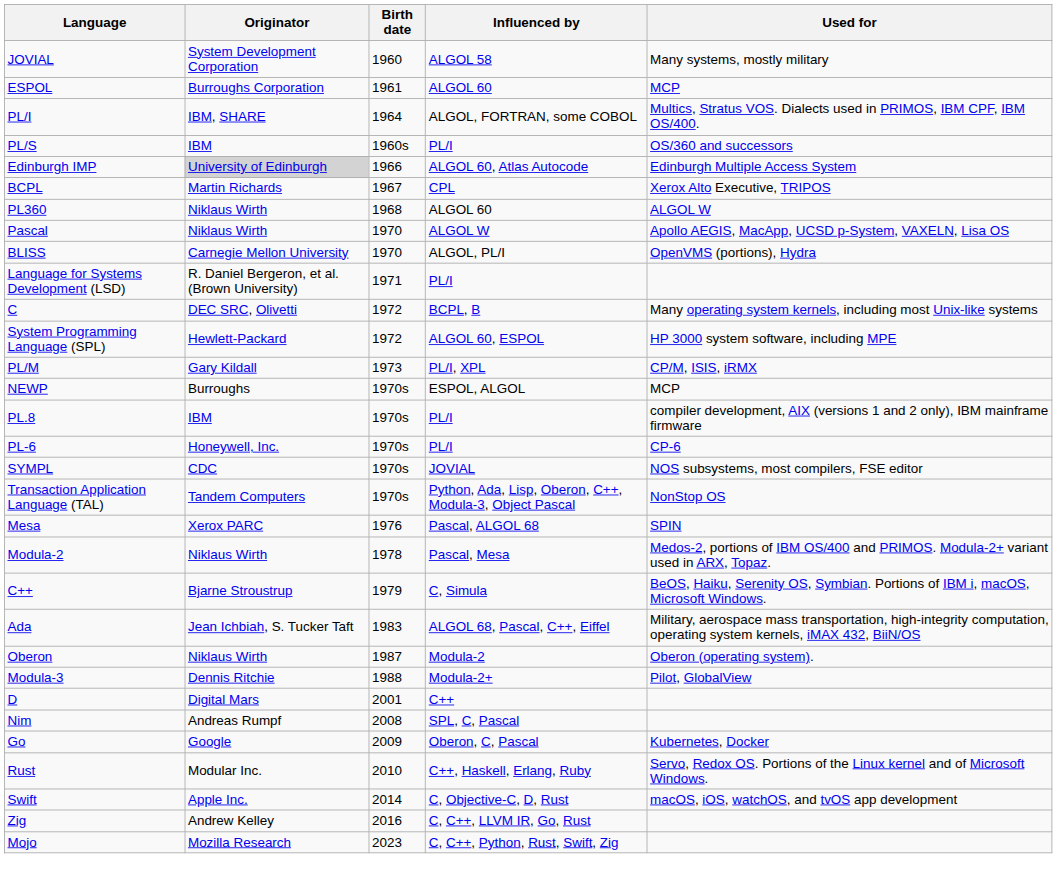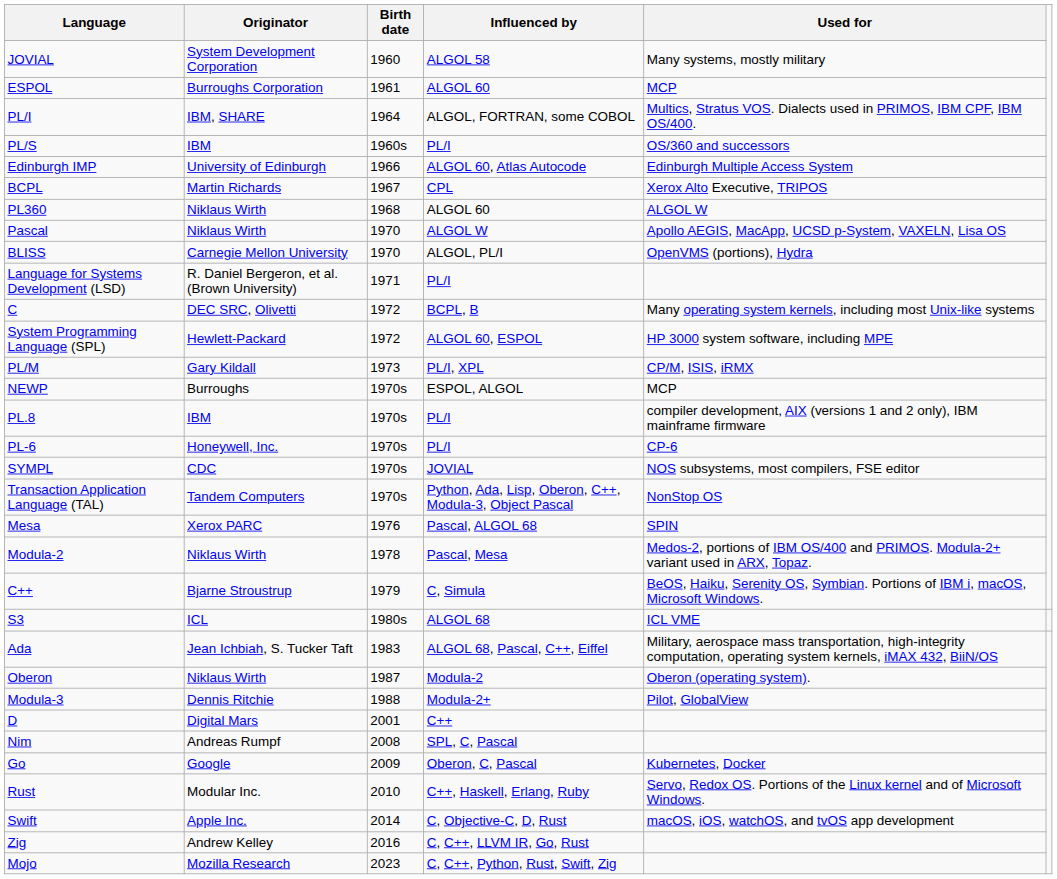(257, 167) lightgrey background -> (257, 167) no background
+ row: (16, 620)
